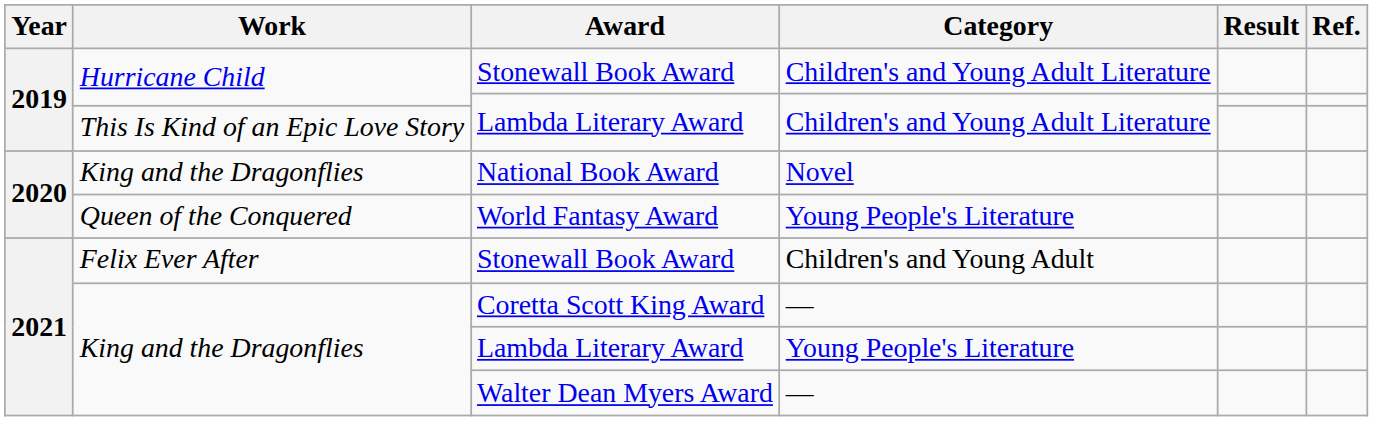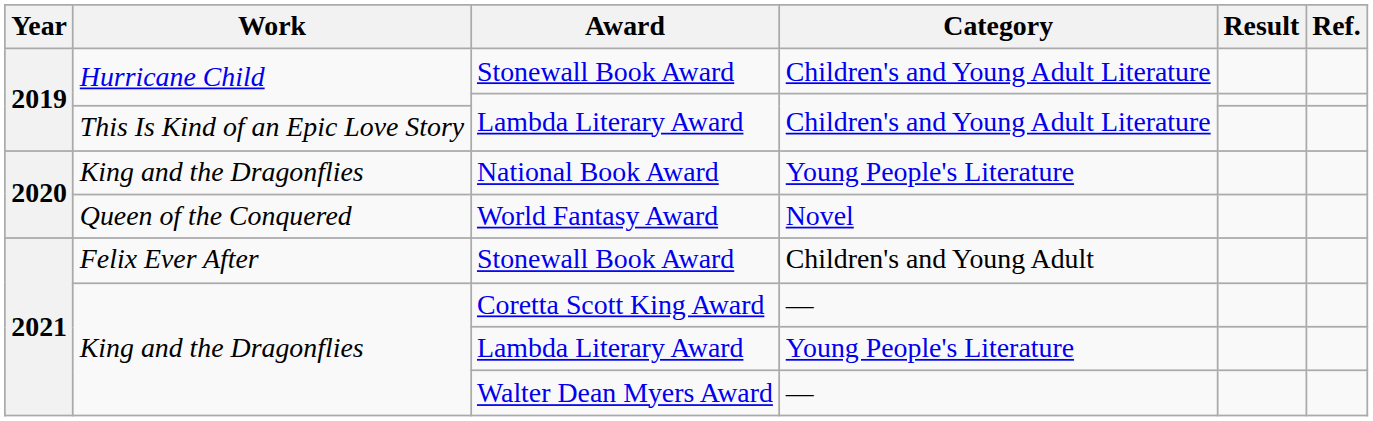(820, 171) Novel -> (930, 171) Young People's Literature
(930, 216) Young People's Literature -> (820, 216) Novel
